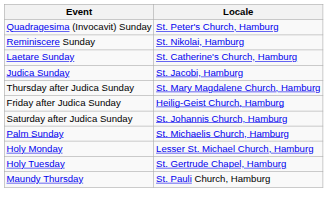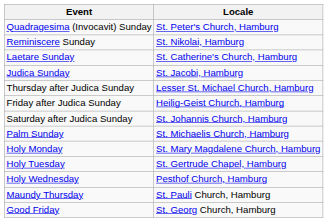(238, 88) St. Mary Magdalene Church, Hamburg -> (235, 88) Lesser St. Michael Church, Hamburg
(235, 149) Lesser St. Michael Church, Hamburg -> (238, 149) St. Mary Magdalene Church, Hamburg
+ row: (43, 179)
+ row: (33, 210)
